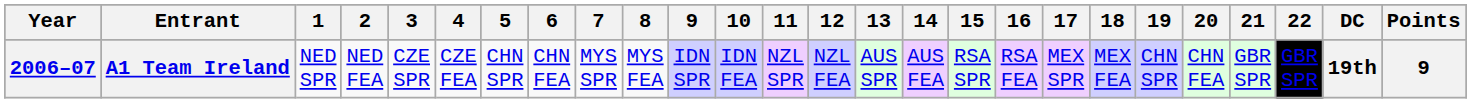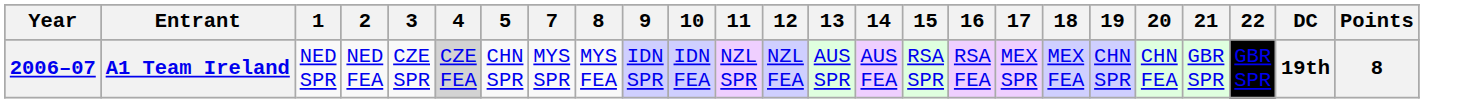- column: (552, 22)
(458, 68) no background -> (458, 68) lightgrey background
(1424, 68) 9 -> (1377, 68) 8
